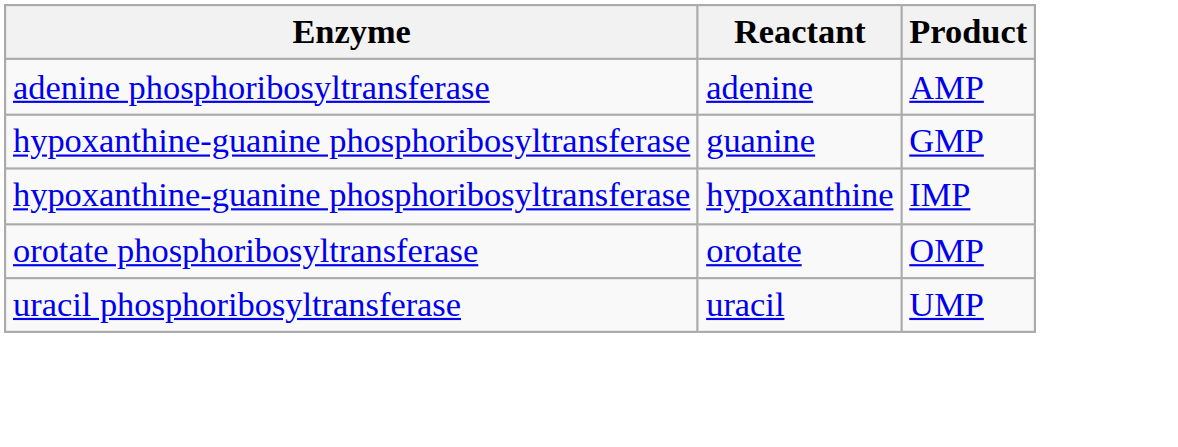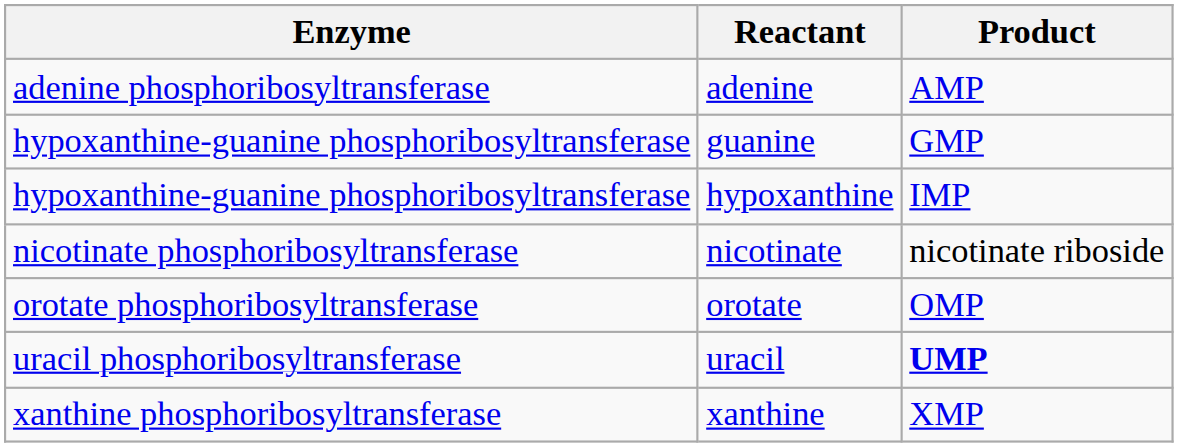+ row: (774, 250)
(947, 304) normal -> (948, 359) bold
+ row: (765, 413)
